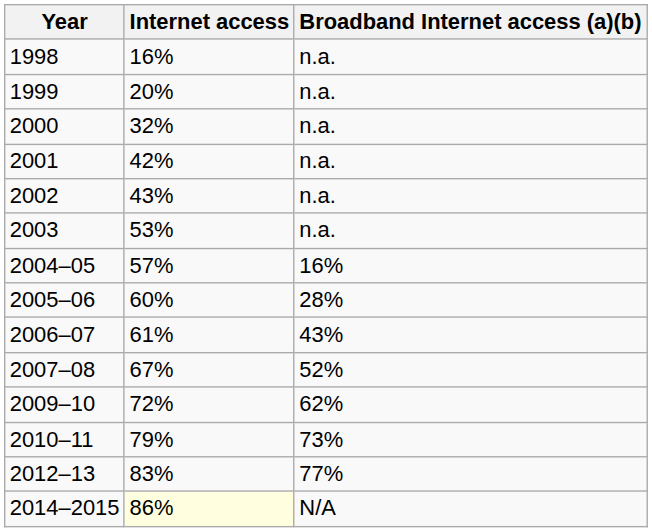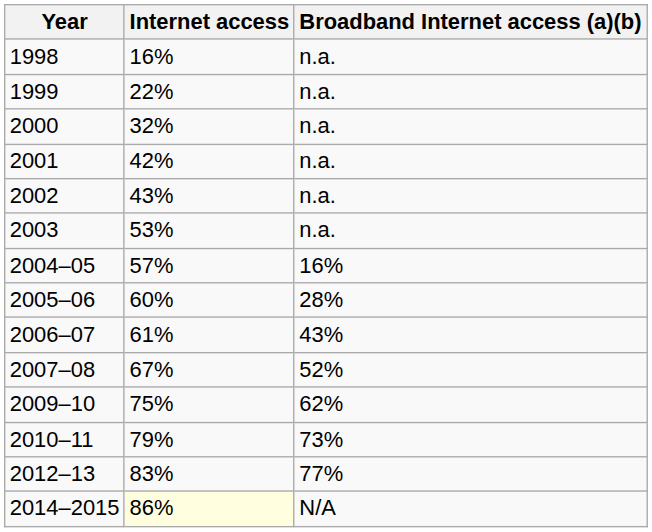(152, 91) 20% -> (152, 91) 22%
(152, 404) 72% -> (152, 404) 75%
